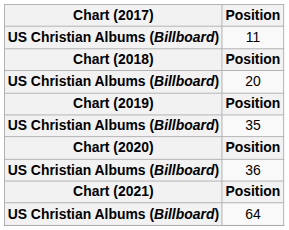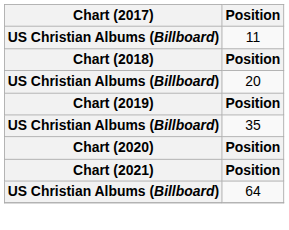- row: (253, 170)
